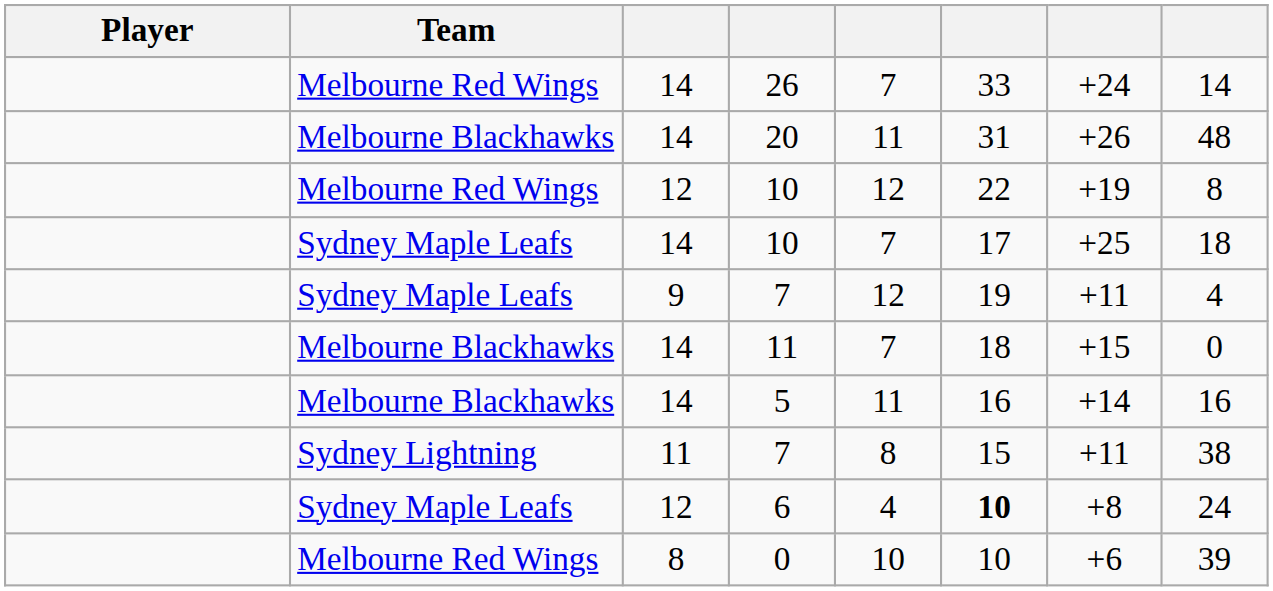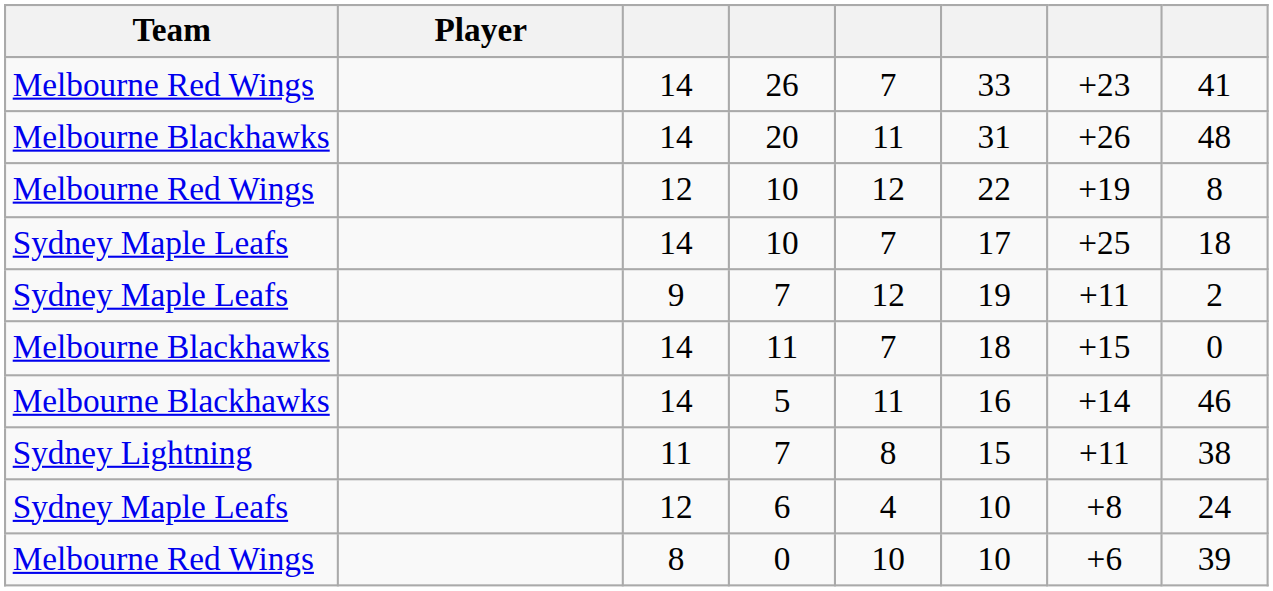columns swapped: (147, 30) <-> (456, 30)
(1104, 83) +24 -> (1104, 83) +23
(1214, 83) 14 -> (1214, 83) 41
(1214, 294) 4 -> (1214, 294) 2
(1214, 400) 16 -> (1214, 400) 46
(994, 505) bold -> (994, 505) normal
